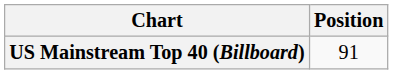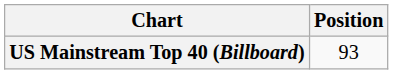(349, 52) 91 -> (349, 52) 93
